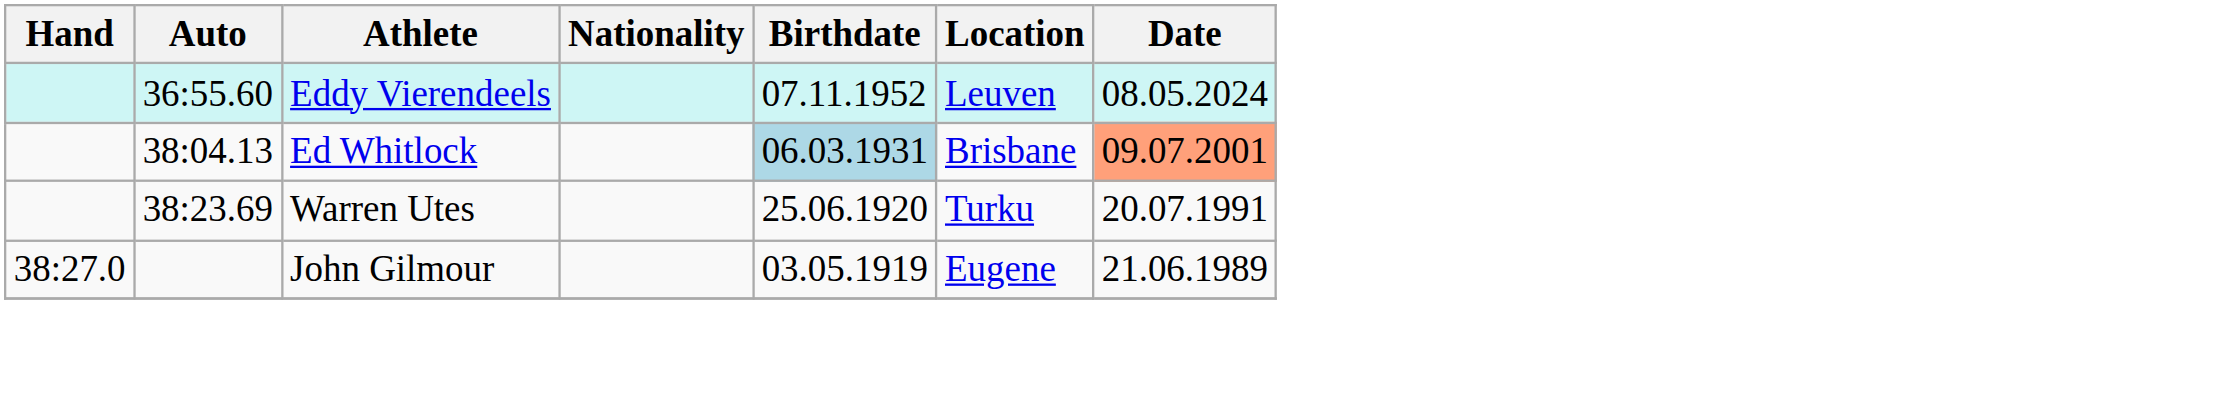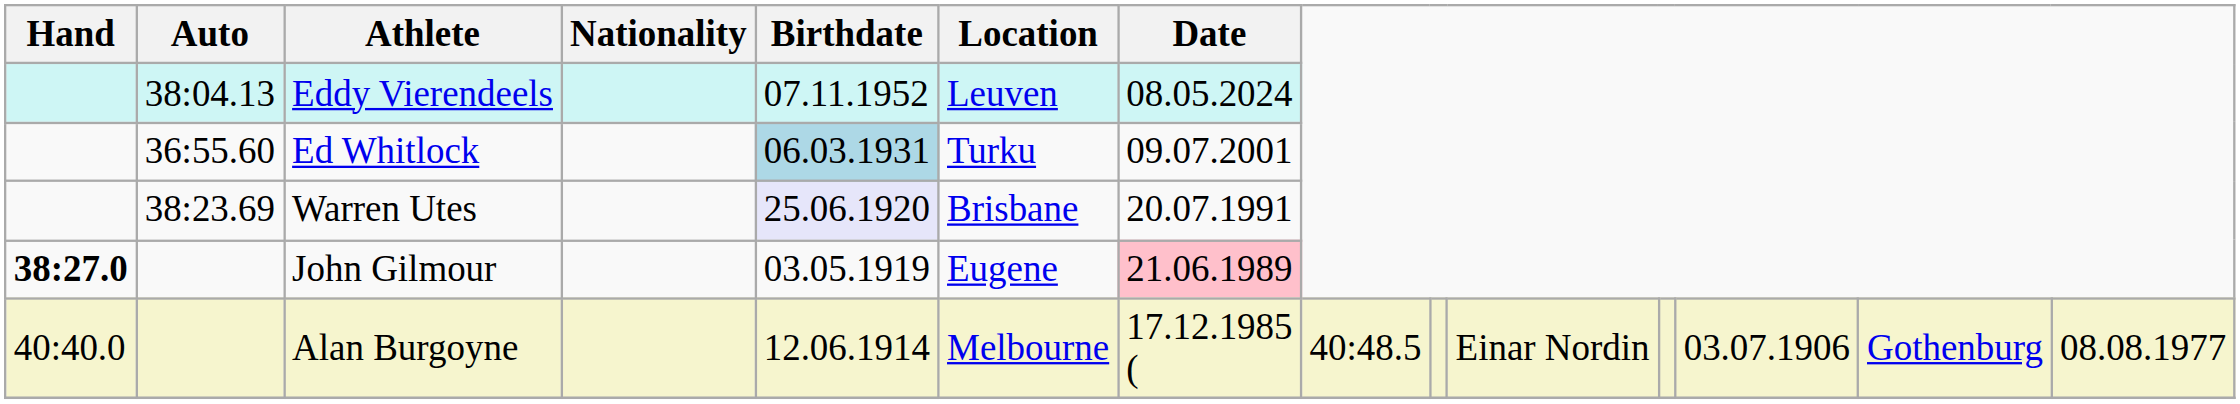(208, 92) 36:55.60 -> (210, 92) 38:04.13
(208, 151) 38:04.13 -> (210, 151) 36:55.60
(1011, 151) Brisbane -> (992, 151) Turku
(1185, 151) lightsalmon background -> (1209, 151) no background
(845, 209) no background -> (847, 209) lavender background
(990, 209) Turku -> (1013, 209) Brisbane
(70, 268) normal -> (71, 268) bold
(1185, 268) no background -> (1209, 268) pink background
+ row: (405, 347)
